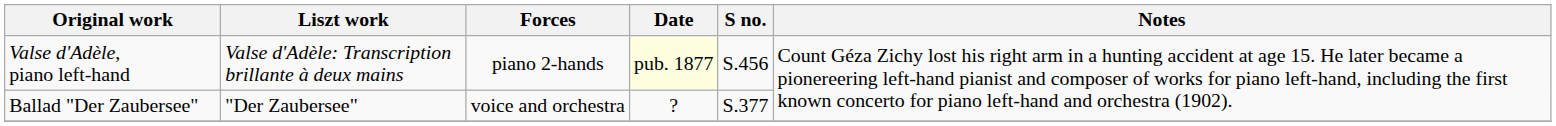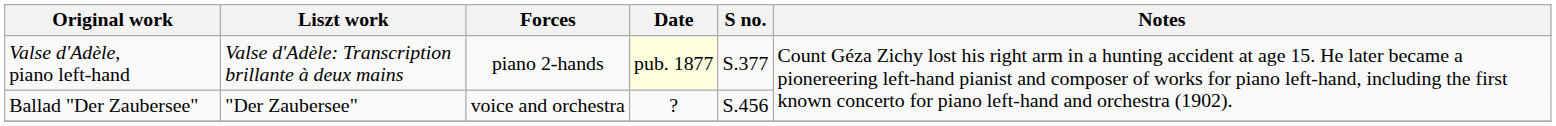(745, 62) S.456 -> (745, 62) S.377
(745, 105) S.377 -> (745, 105) S.456
